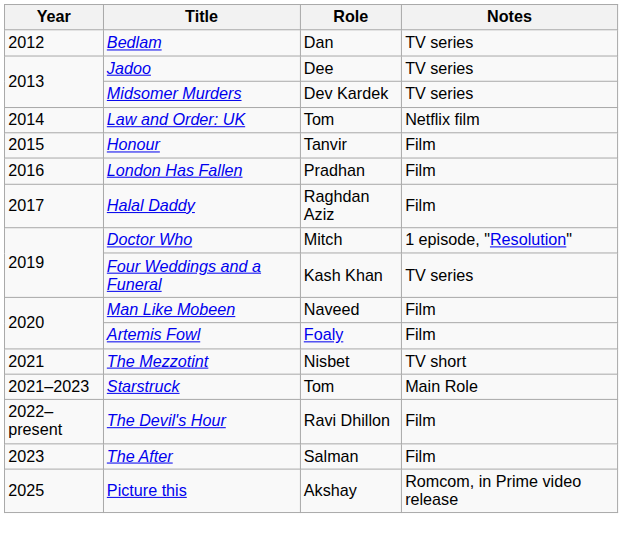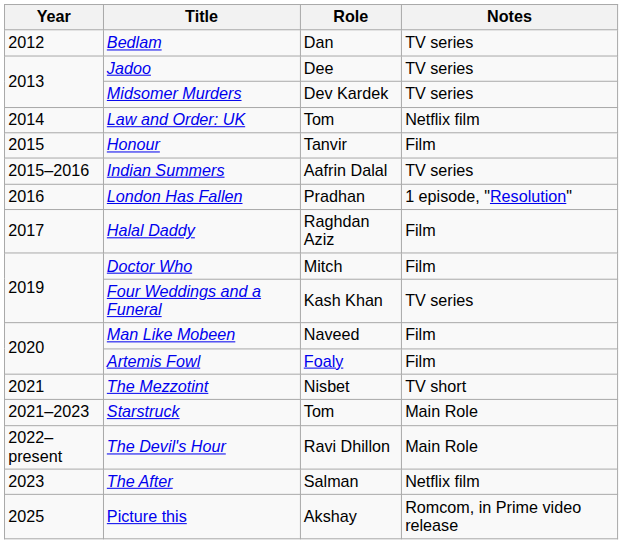+ row: (166, 171)
(420, 171) Film -> (489, 196) 1 episode, "Resolution"
(489, 240) 1 episode, "Resolution" -> (420, 266) Film
(420, 421) Film -> (442, 447) Main Role
(420, 456) Film -> (442, 481) Netflix film
